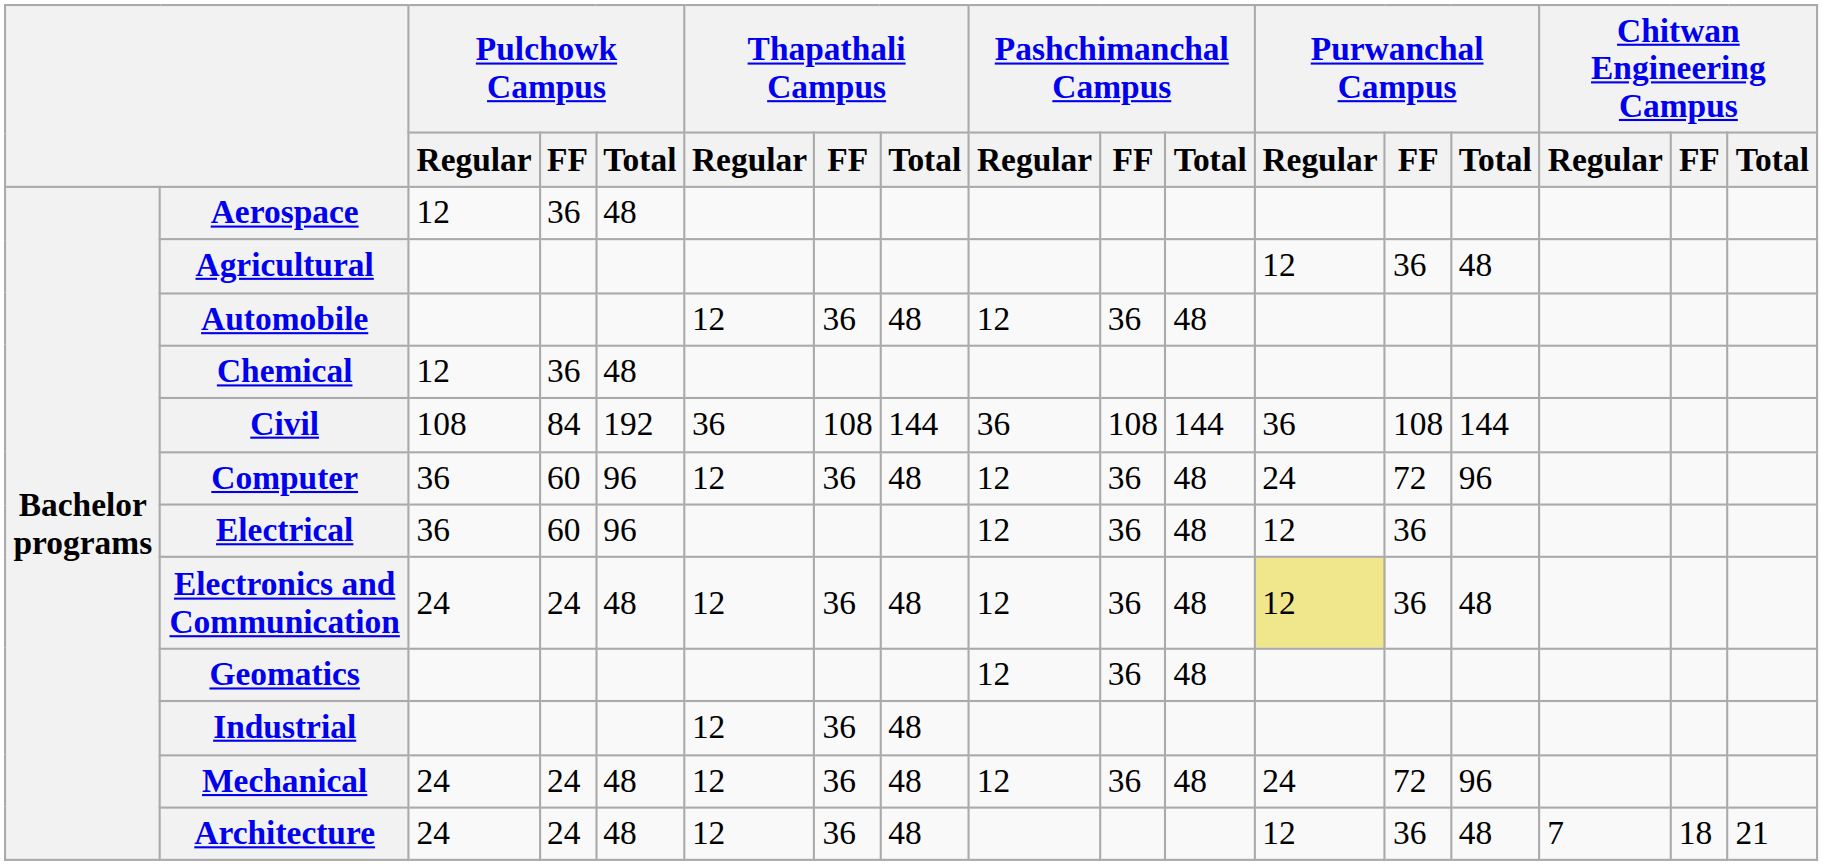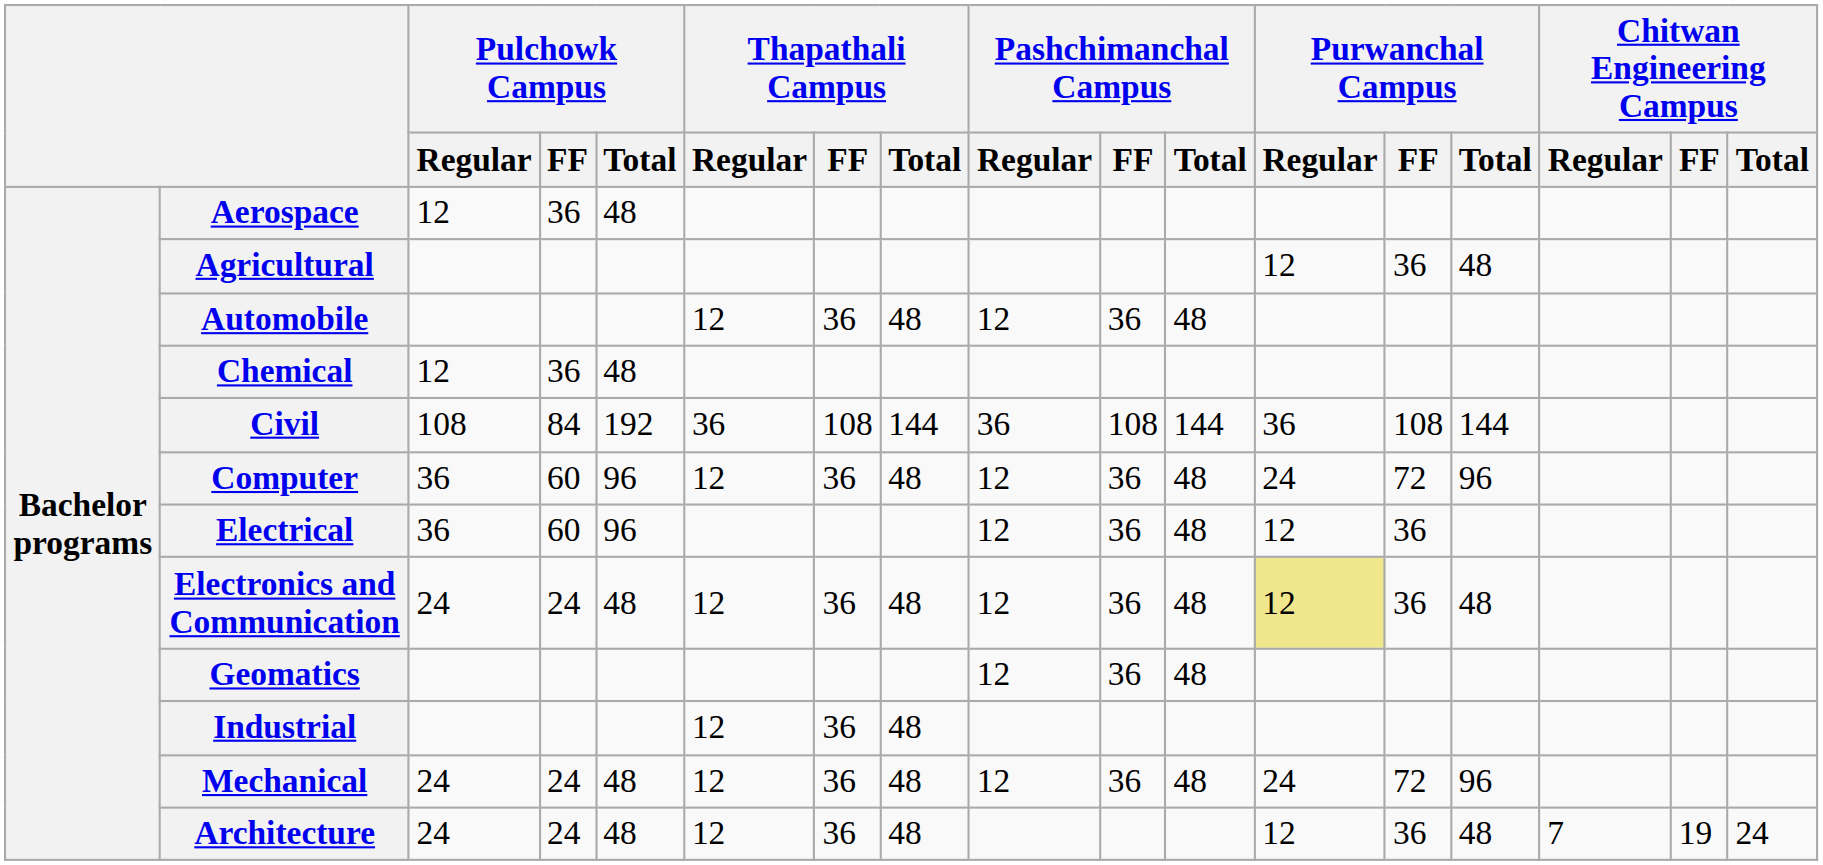(1695, 833) 18 -> (1695, 833) 19
(1752, 833) 21 -> (1752, 833) 24
